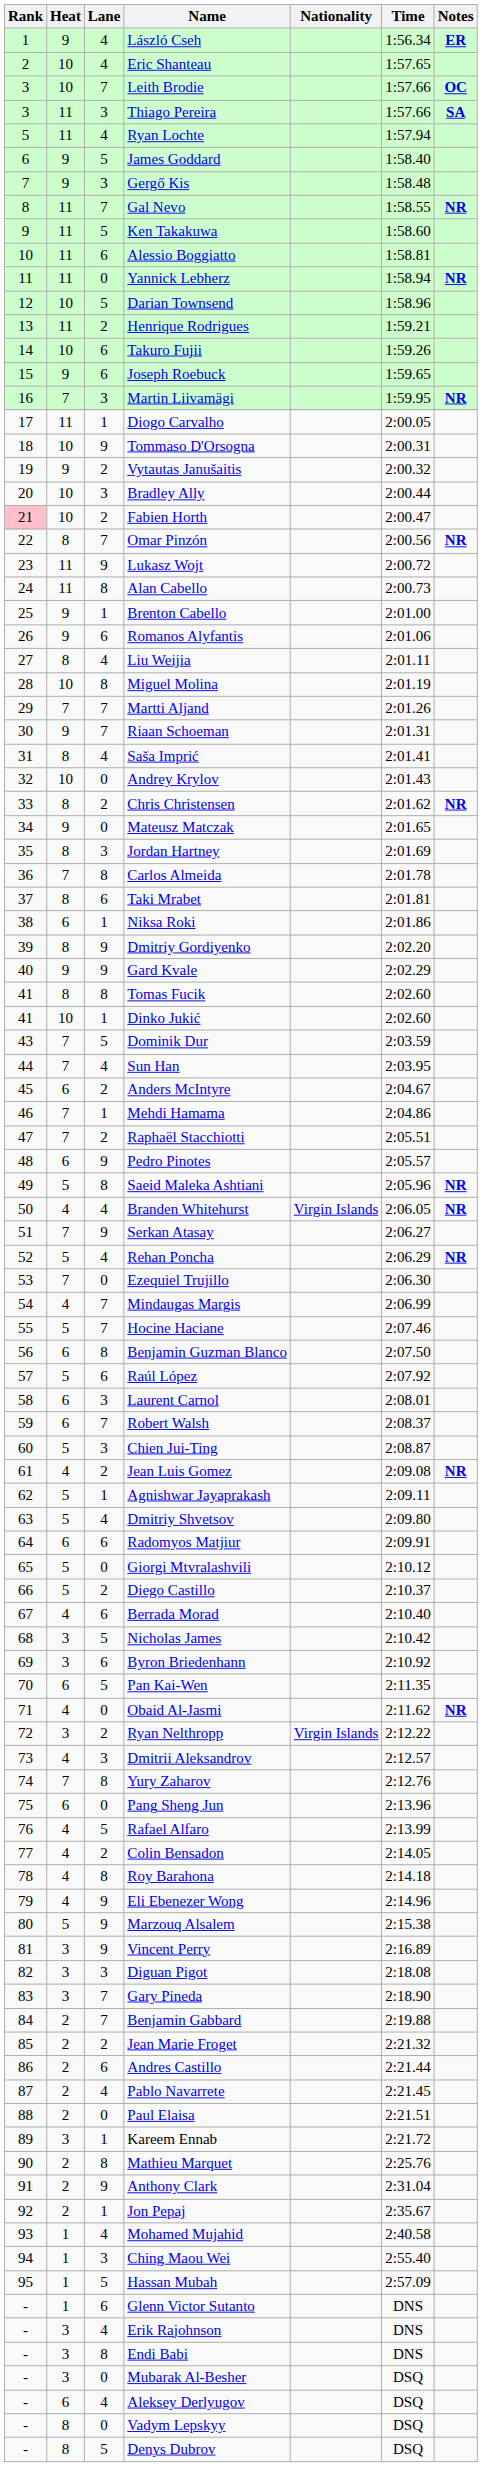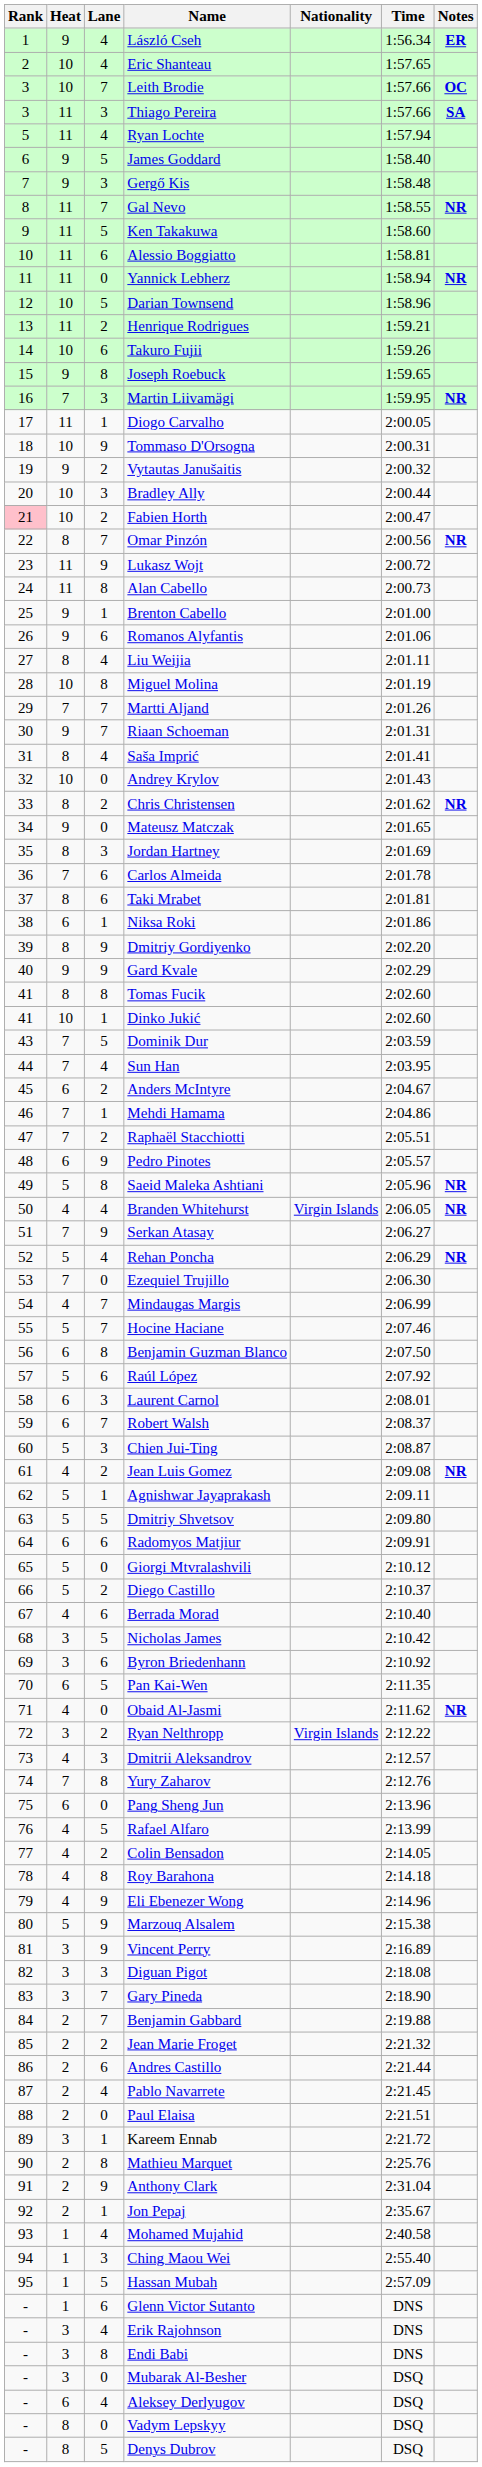(104, 374) 6 -> (104, 374) 8
(104, 875) 8 -> (104, 875) 6
(104, 1519) 4 -> (104, 1519) 5
